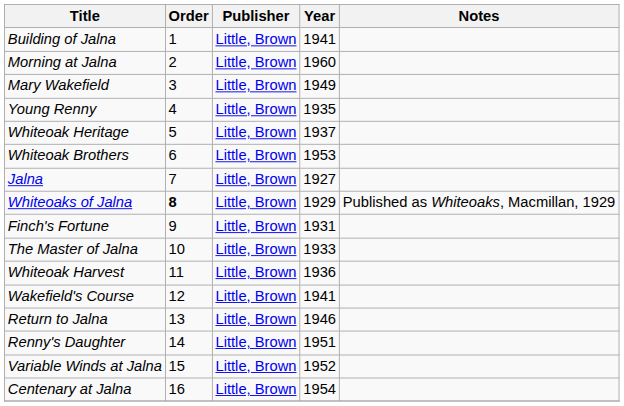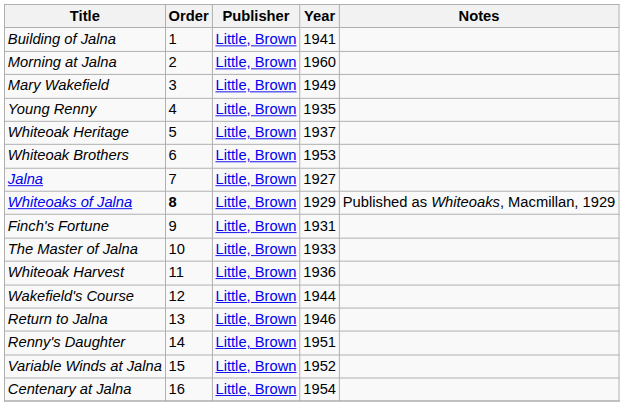(320, 296) 1941 -> (320, 296) 1944
